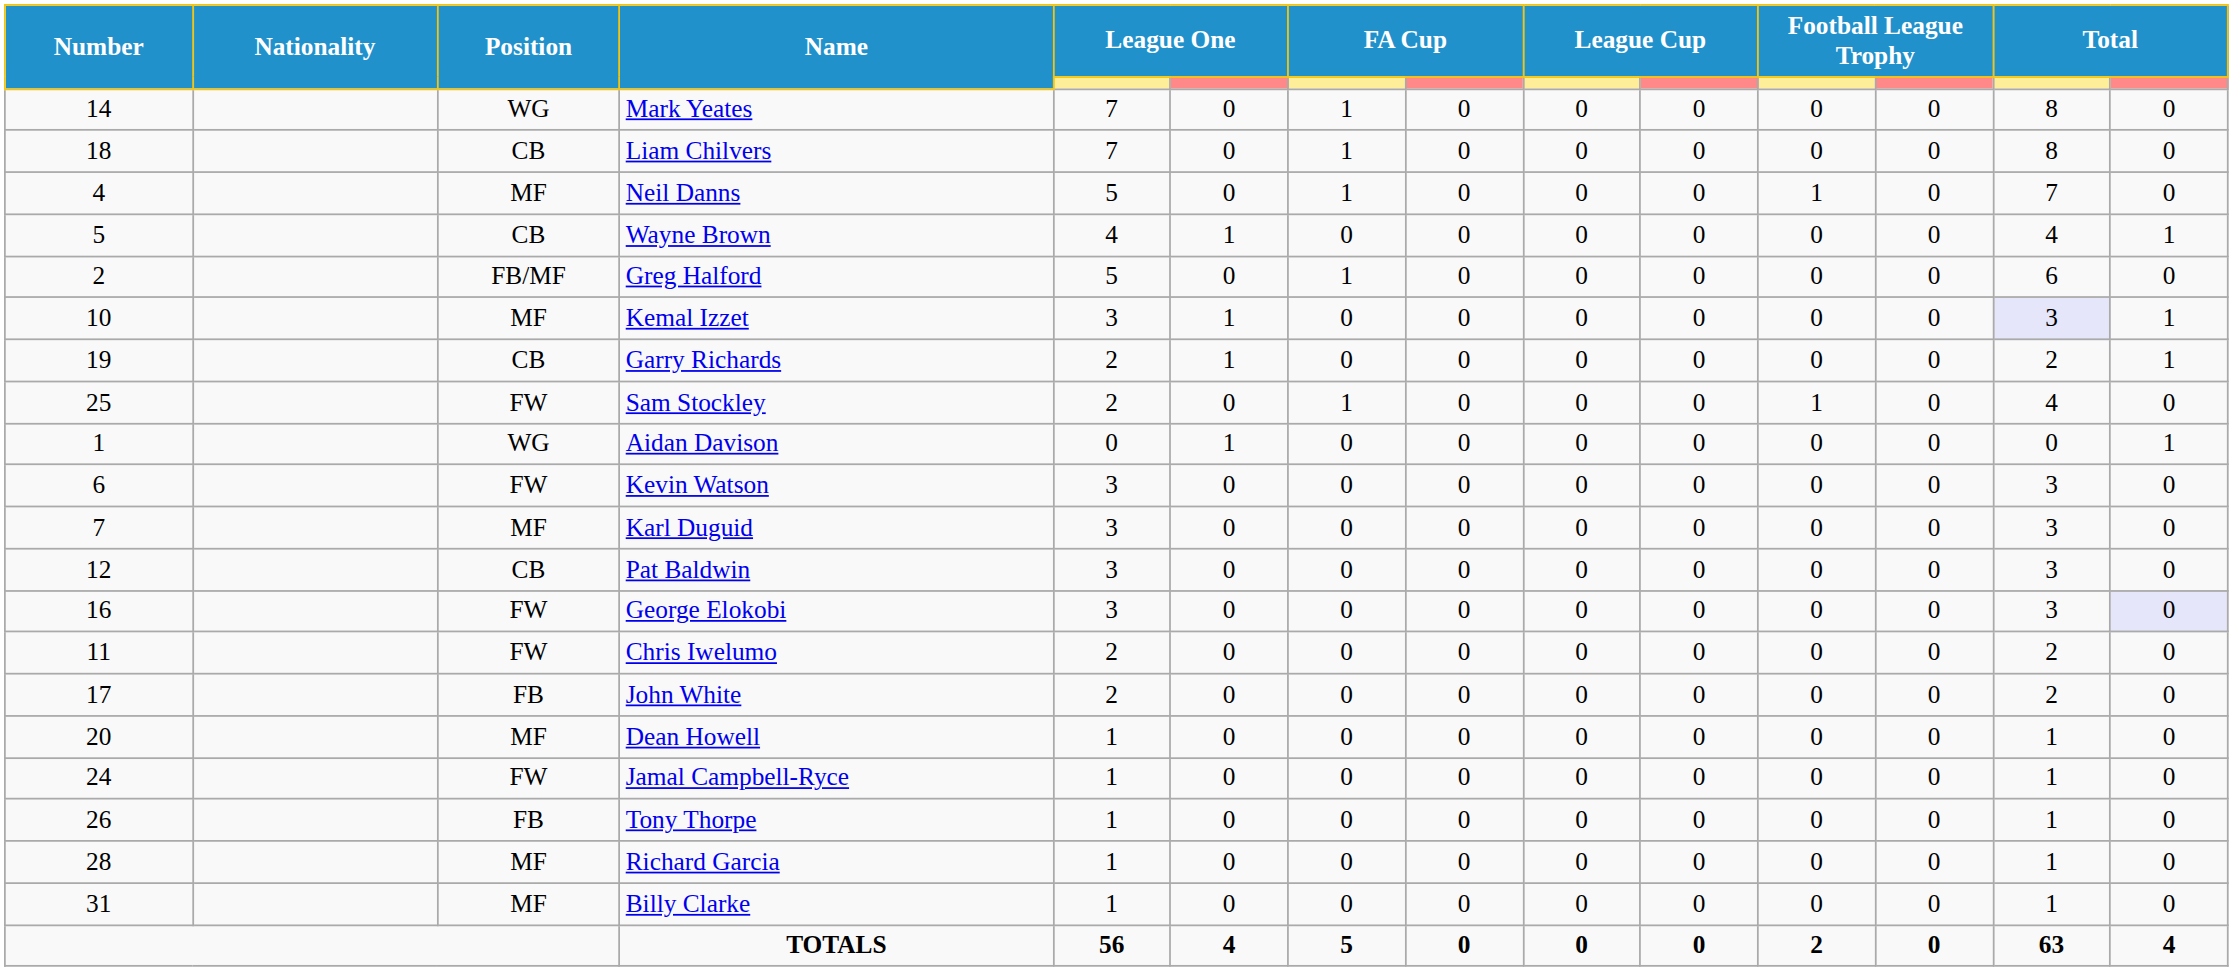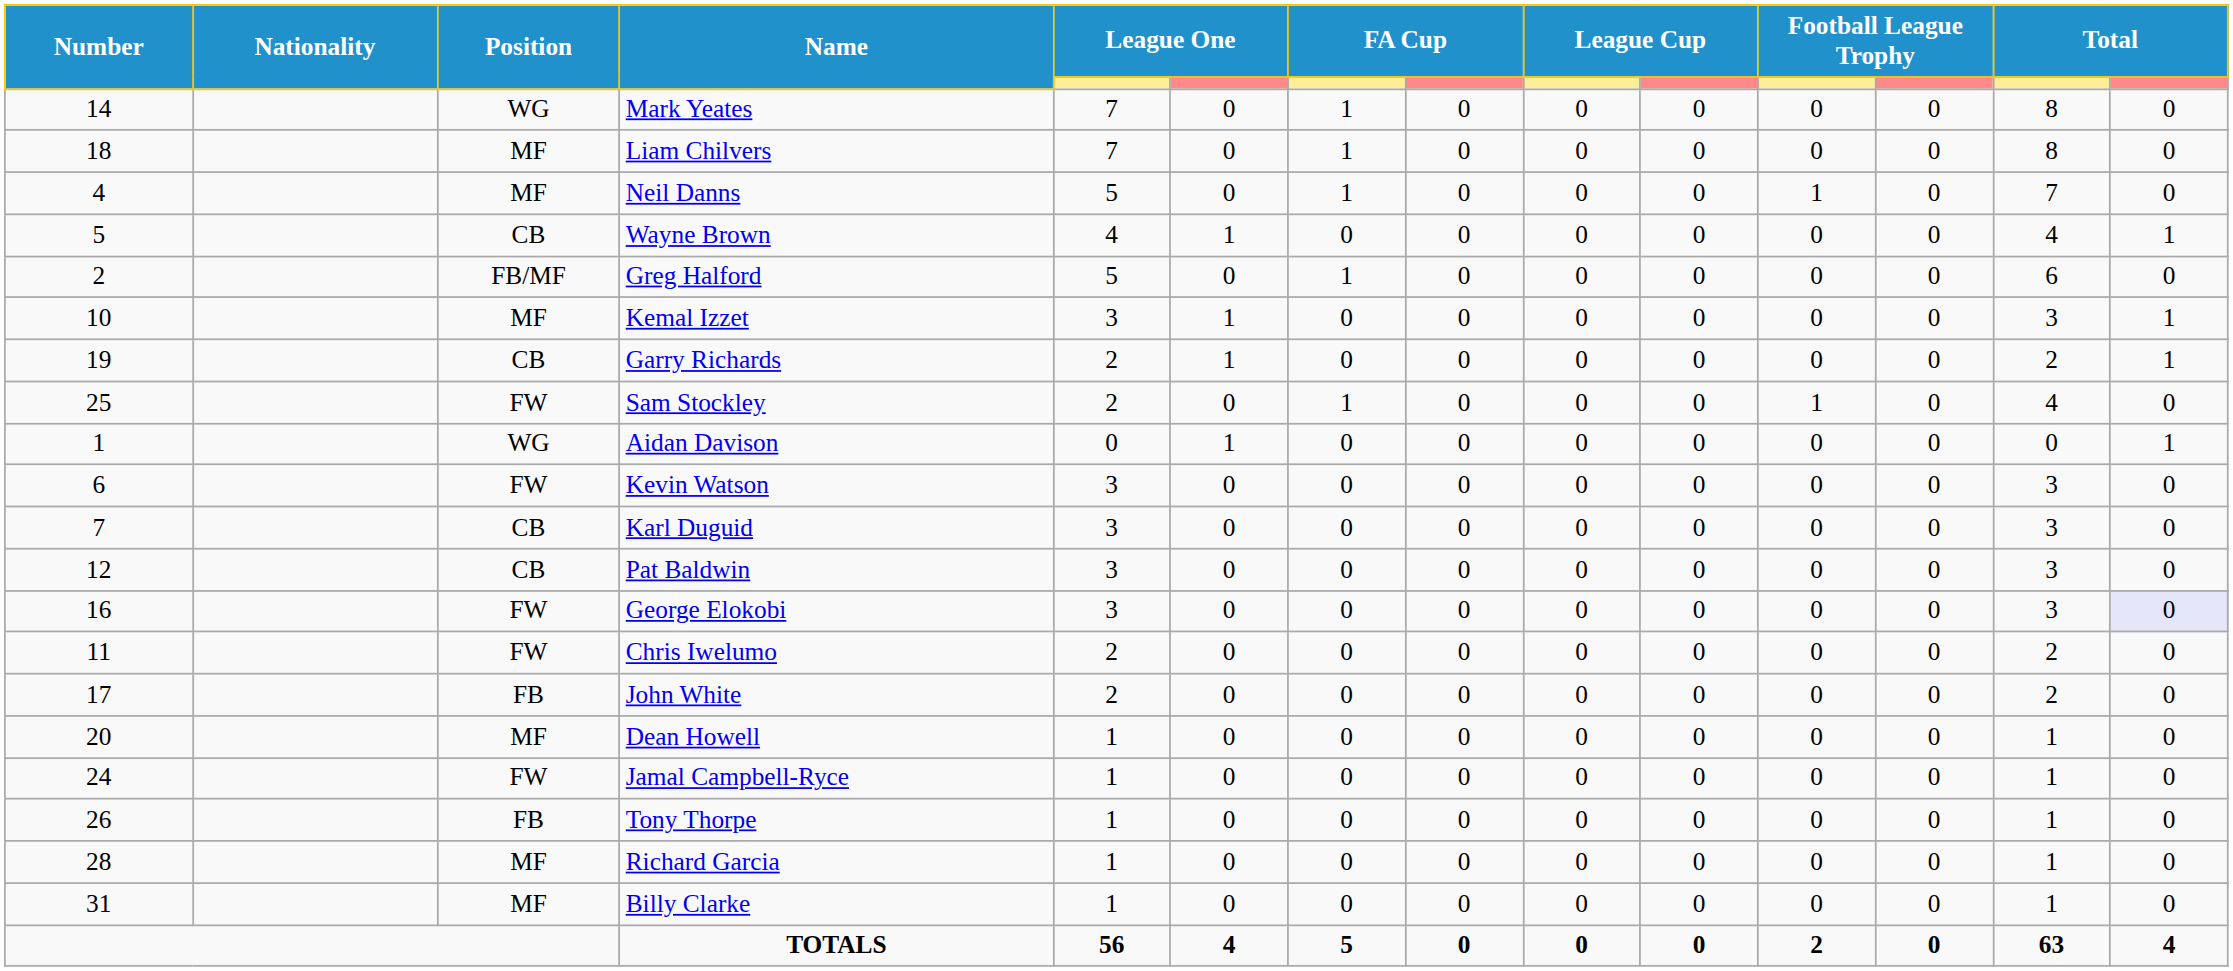(529, 151) CB -> (529, 151) MF
(2052, 318) lavender background -> (2052, 318) no background
(529, 527) MF -> (529, 527) CB
